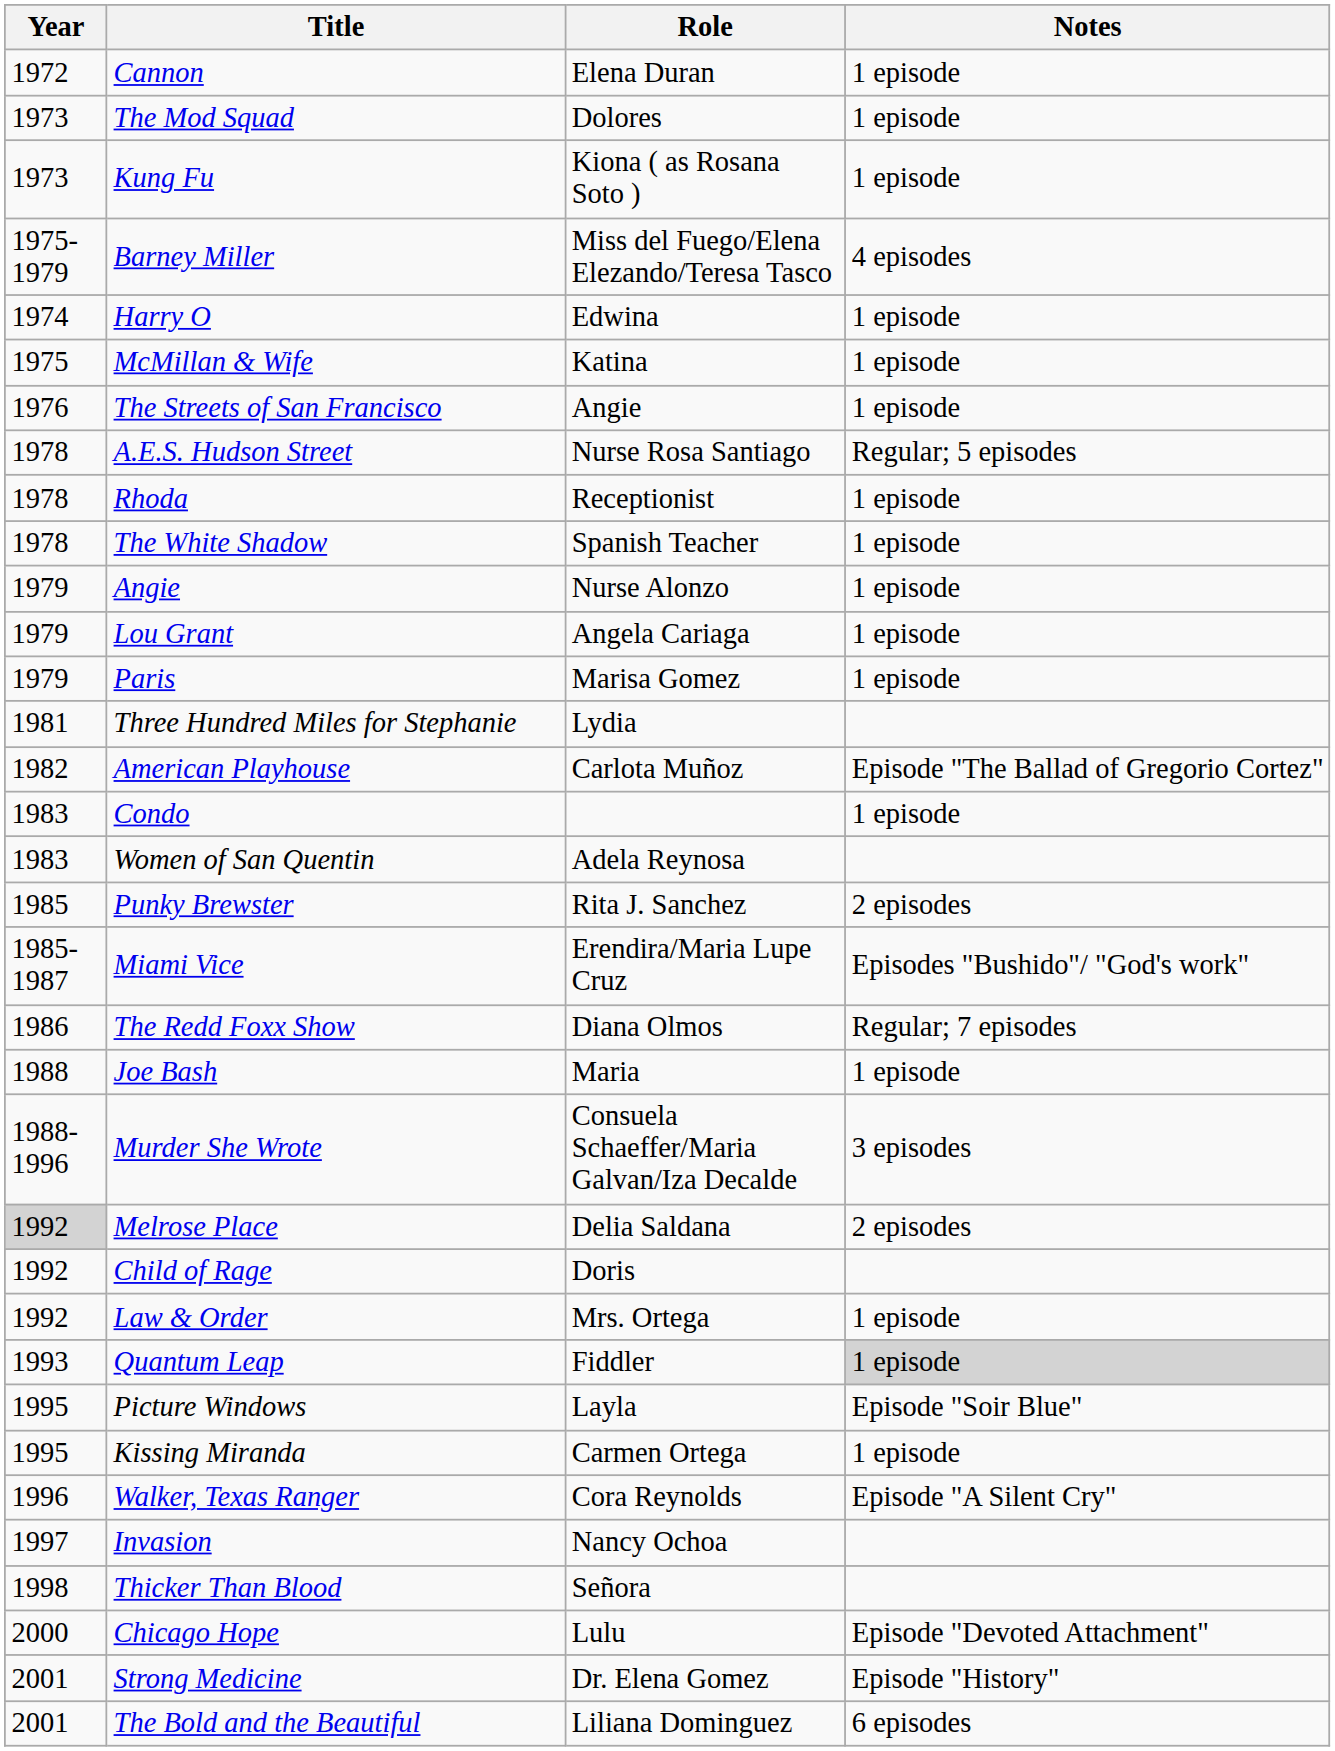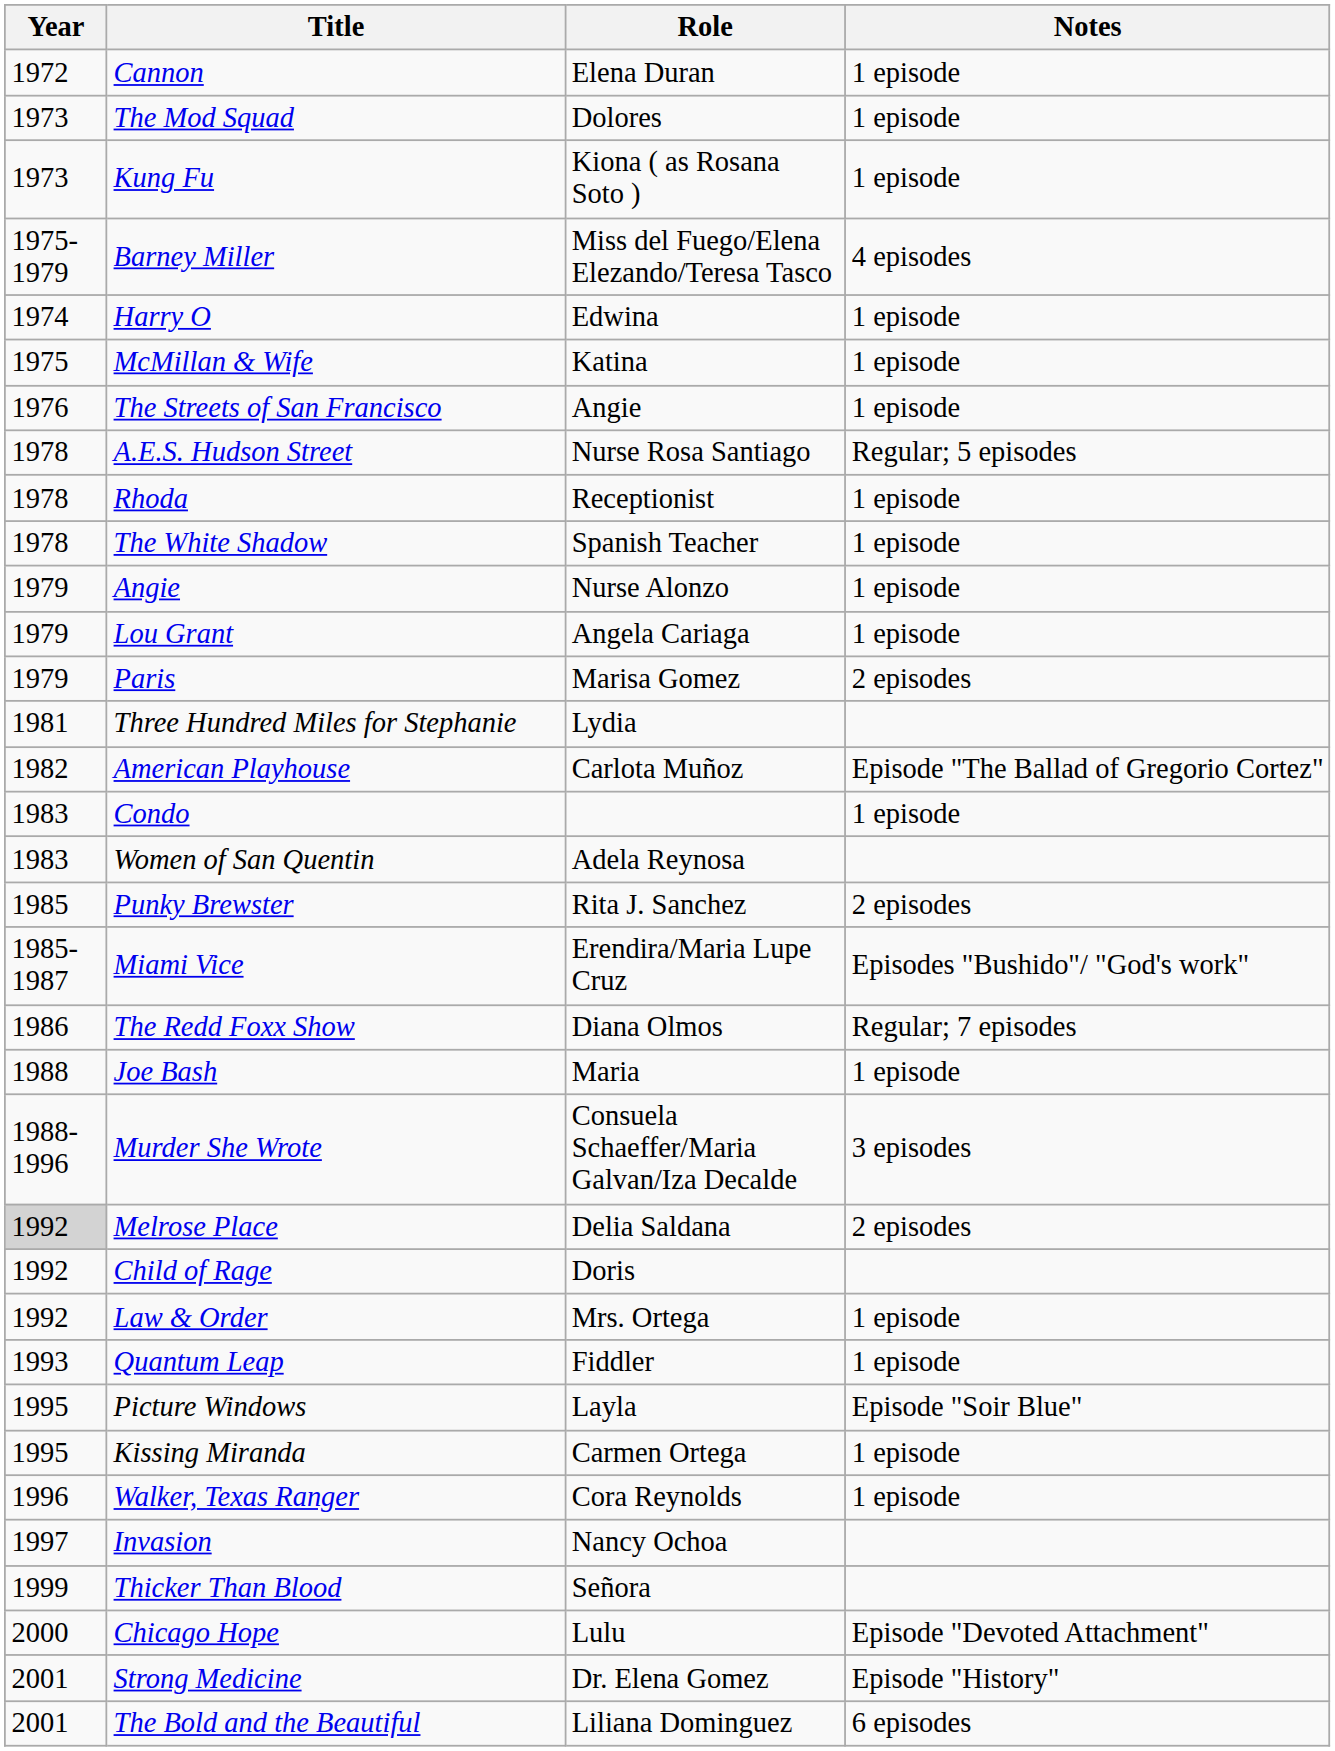(906, 678) 1 episode -> (912, 678) 2 episodes
(906, 1361) lightgrey background -> (906, 1361) no background
(984, 1497) Episode "A Silent Cry" -> (906, 1497) 1 episode
(40, 1587) 1998 -> (40, 1587) 1999
